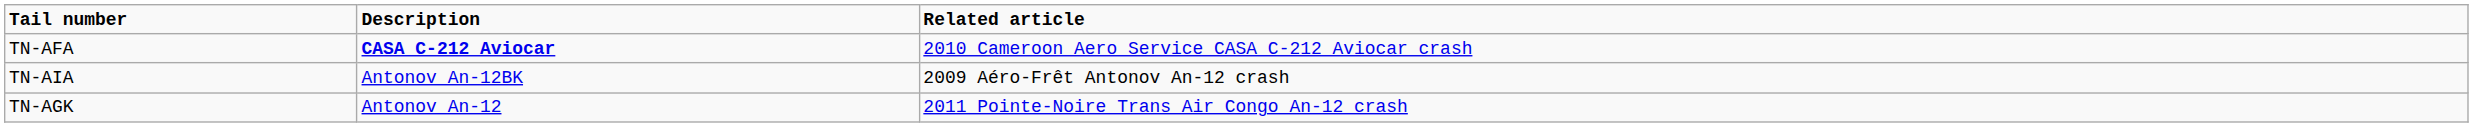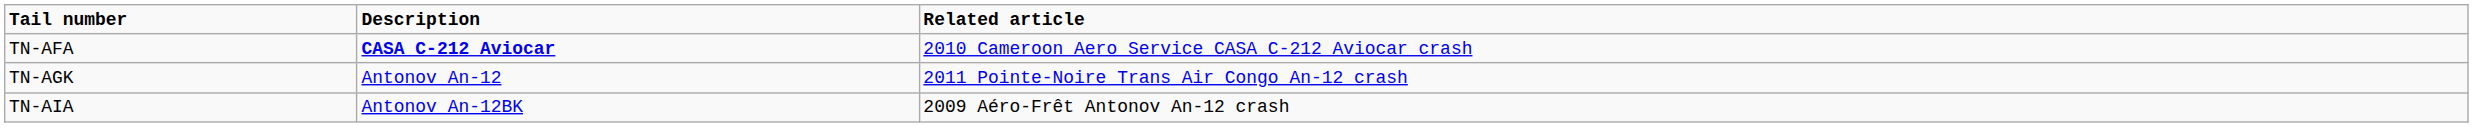rows swapped: (41, 107) <-> (41, 78)
